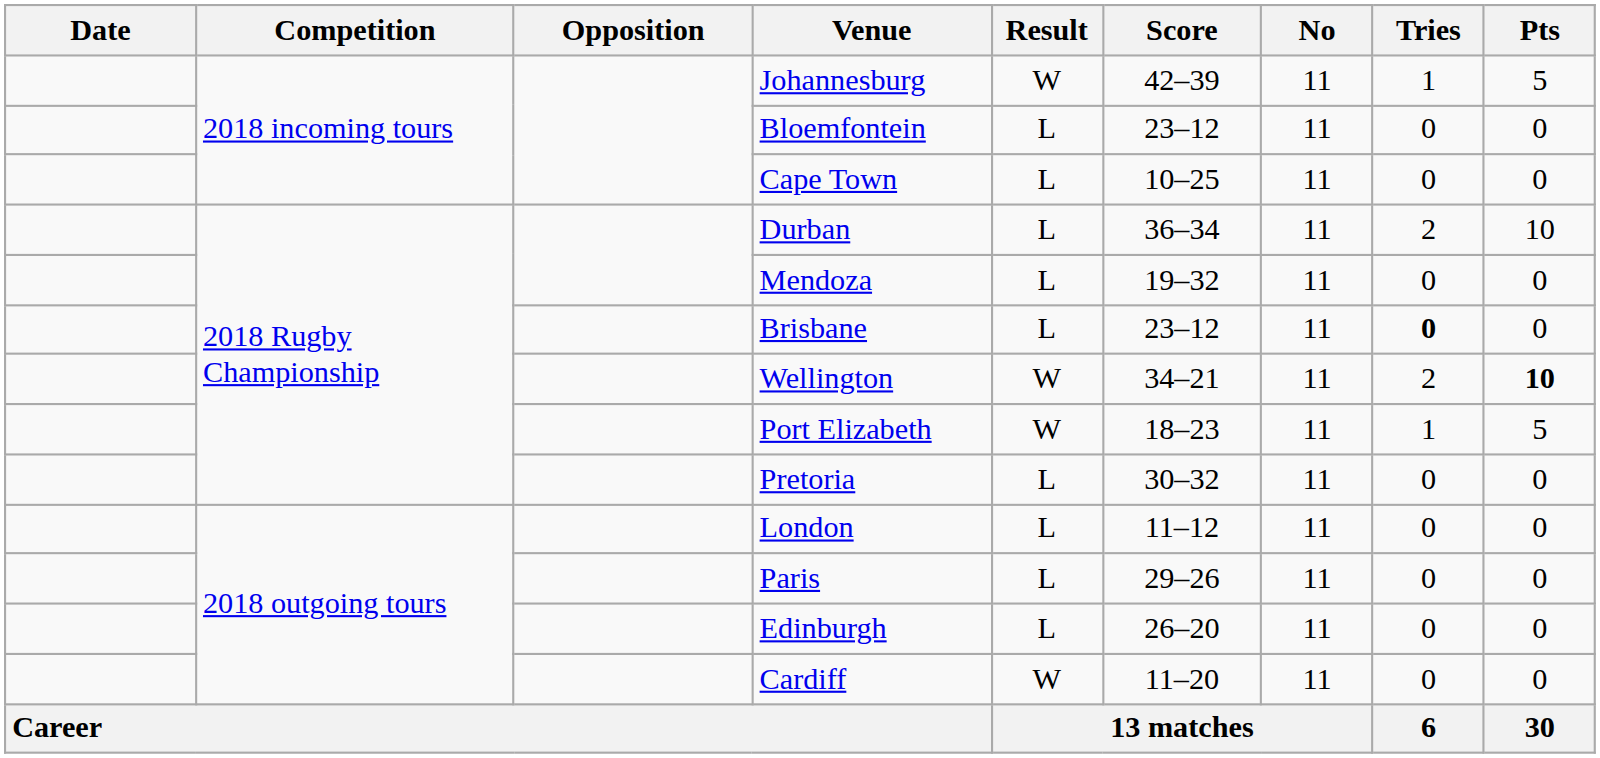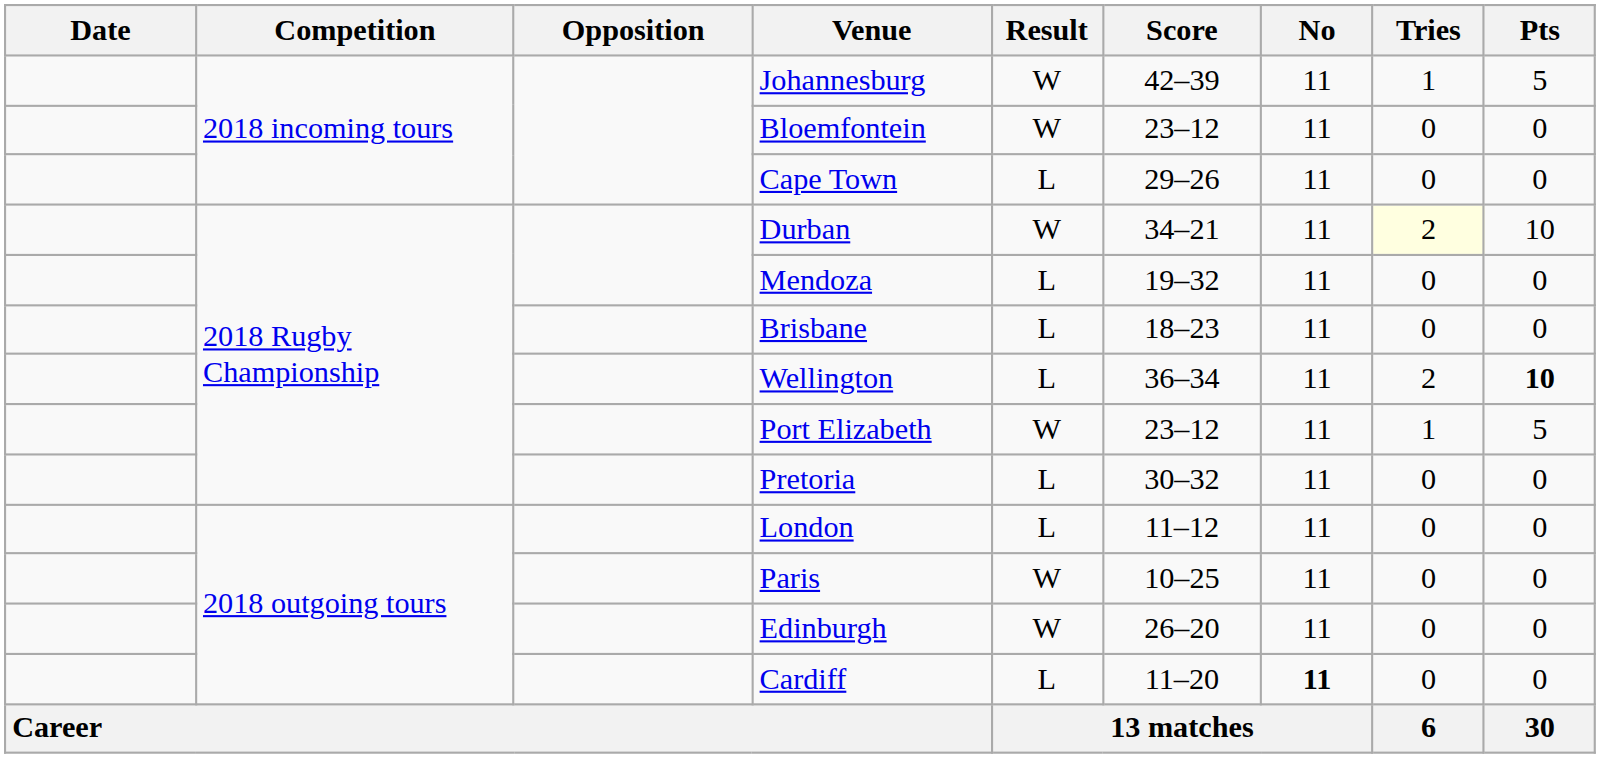(1047, 129) L -> (1047, 129) W
(1182, 179) 10–25 -> (1182, 179) 29–26
(1047, 229) L -> (1047, 229) W
(1182, 229) 36–34 -> (1182, 229) 34–21
(1428, 229) no background -> (1428, 229) lightyellow background
(1182, 329) 23–12 -> (1182, 329) 18–23
(1428, 329) bold -> (1428, 329) normal
(1047, 378) W -> (1047, 378) L
(1182, 378) 34–21 -> (1182, 378) 36–34
(1182, 428) 18–23 -> (1182, 428) 23–12
(1047, 578) L -> (1047, 578) W
(1182, 578) 29–26 -> (1182, 578) 10–25
(1047, 628) L -> (1047, 628) W
(1047, 678) W -> (1047, 678) L
(1317, 678) normal -> (1317, 678) bold
